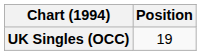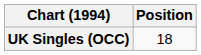(164, 38) 19 -> (164, 38) 18
